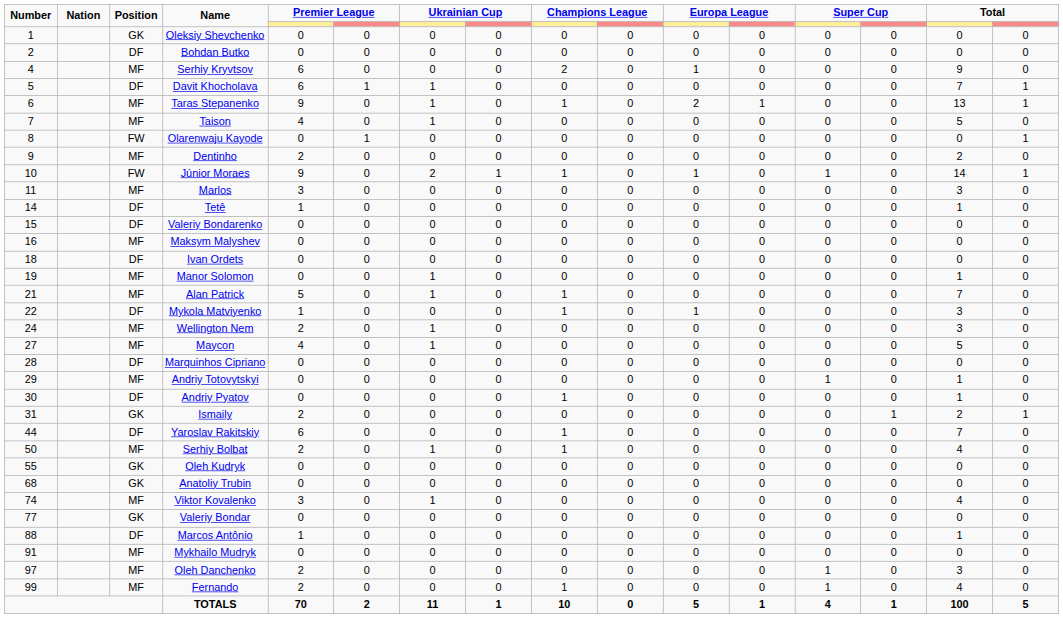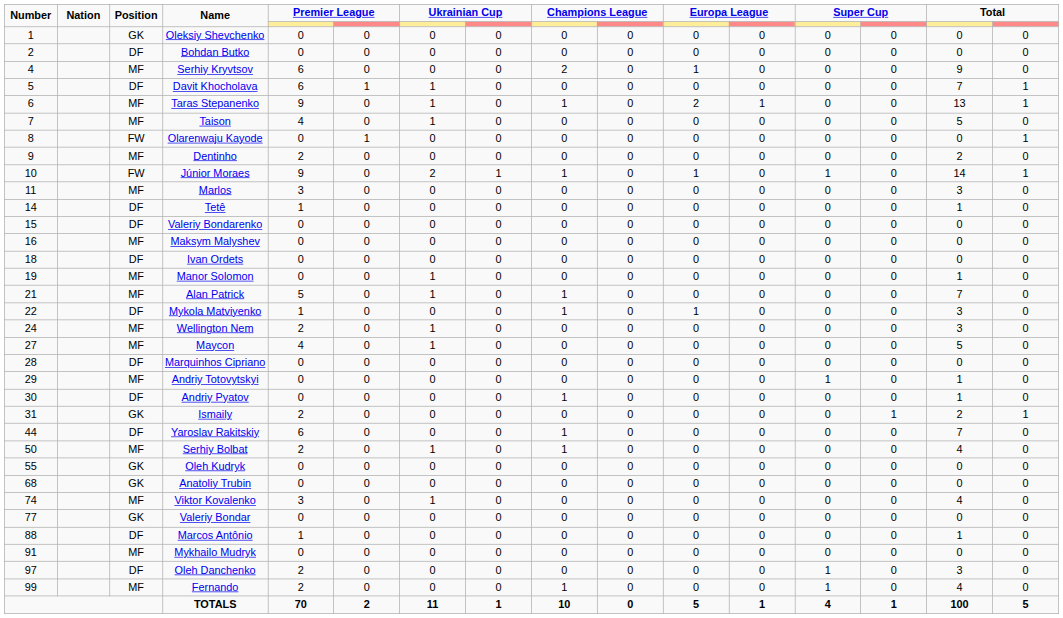(136, 570) MF -> (136, 570) DF
